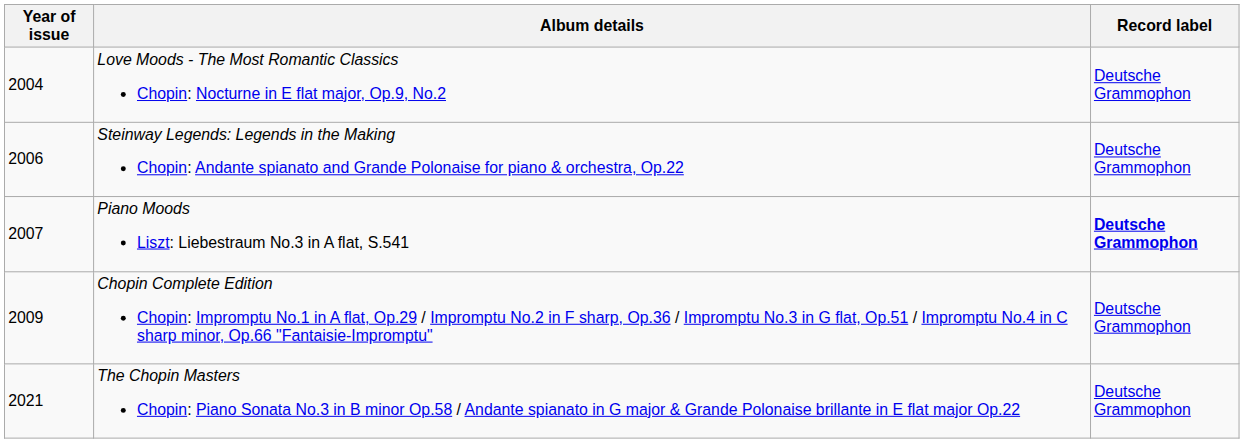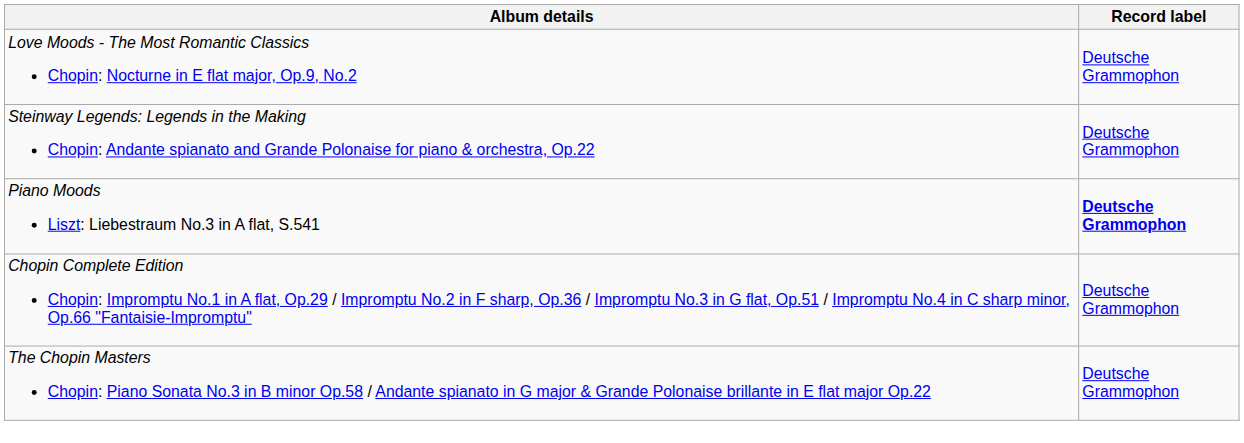- column: (49, 25)
